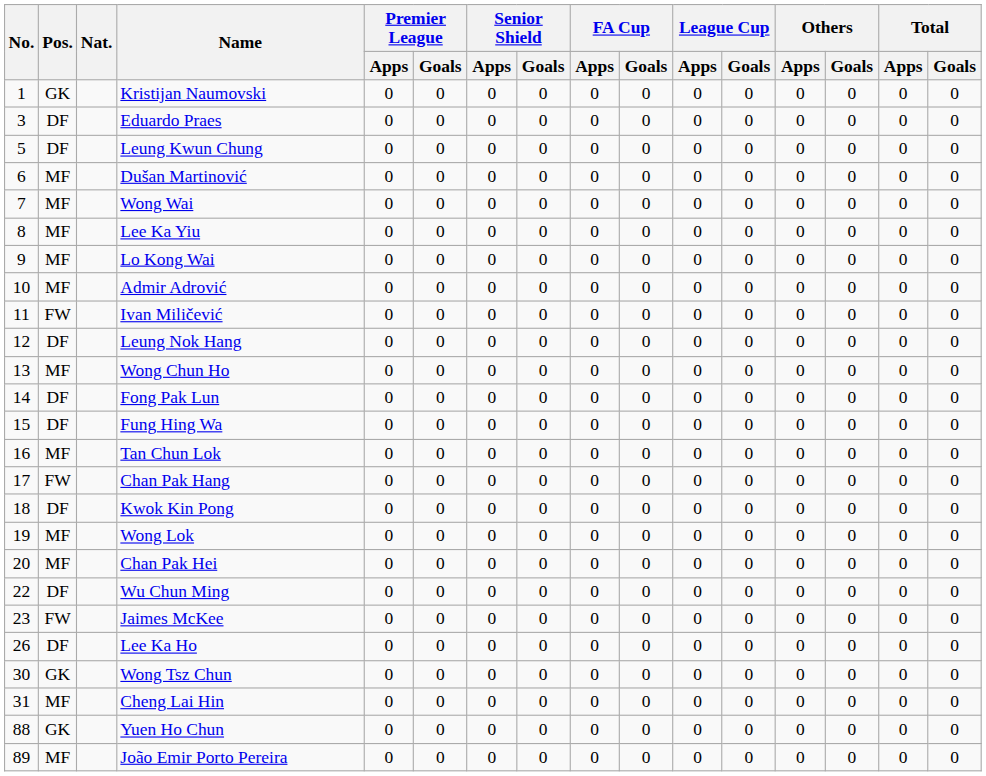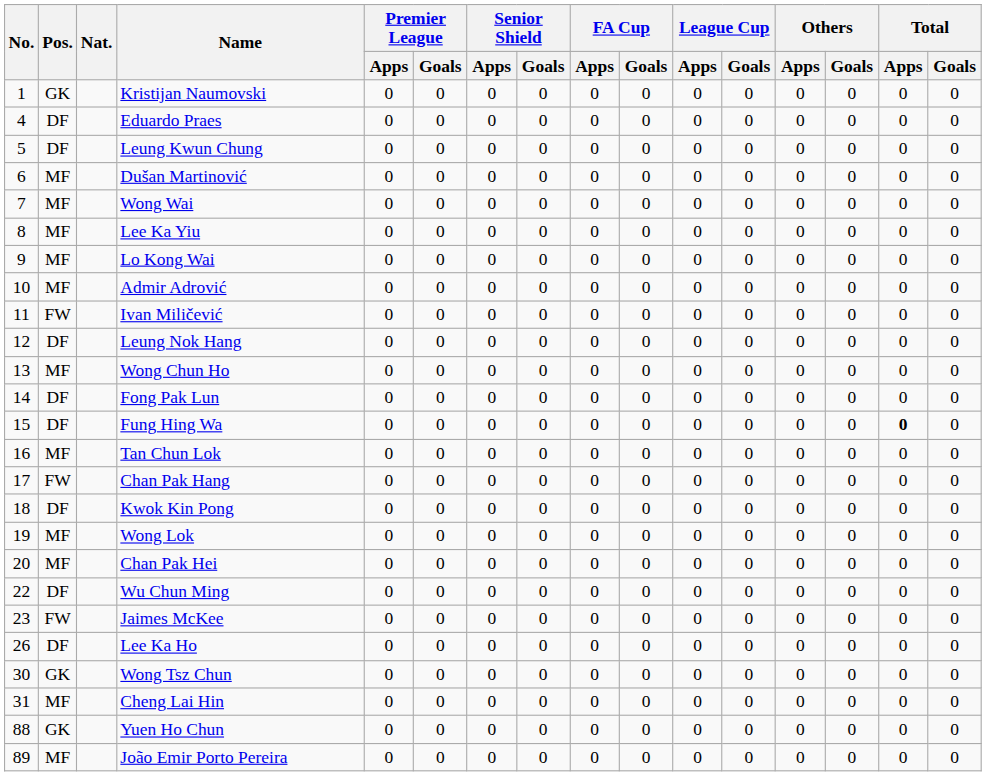(21, 120) 3 -> (21, 120) 4
(903, 425) normal -> (903, 425) bold
